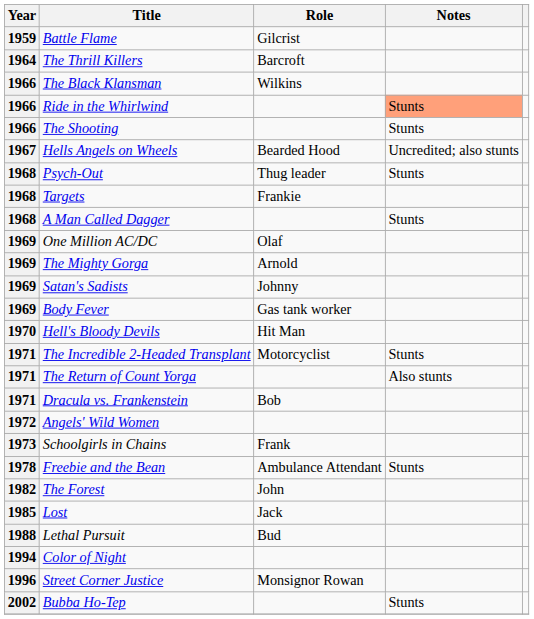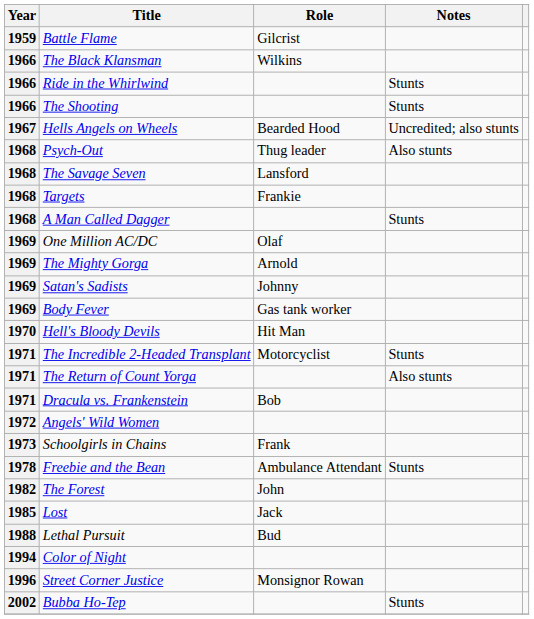- row: (93, 60)
(406, 106) lightsalmon background -> (406, 83) no background
(406, 173) Stunts -> (420, 151) Also stunts
+ row: (94, 173)
